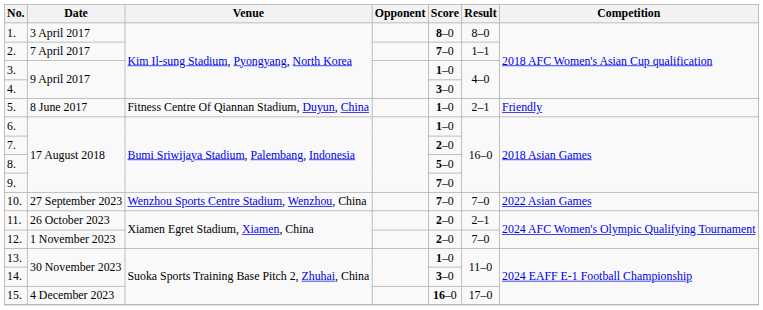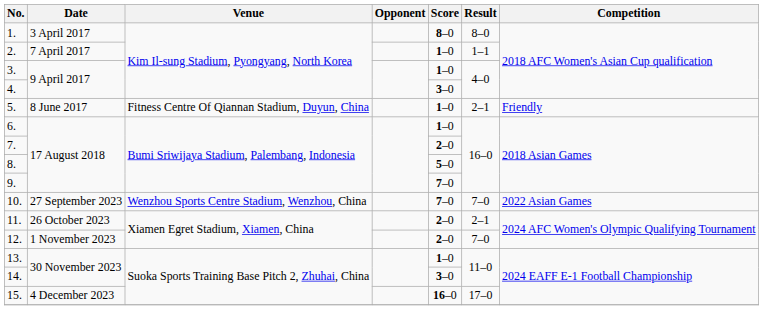(445, 51) 7–0 -> (445, 51) 1–0
